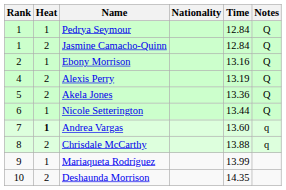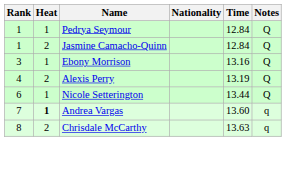(19, 62) 2 -> (19, 62) 3
- row: (87, 95)
(238, 144) 13.88 -> (238, 128) 13.63
- row: (109, 161)
- row: (106, 177)
